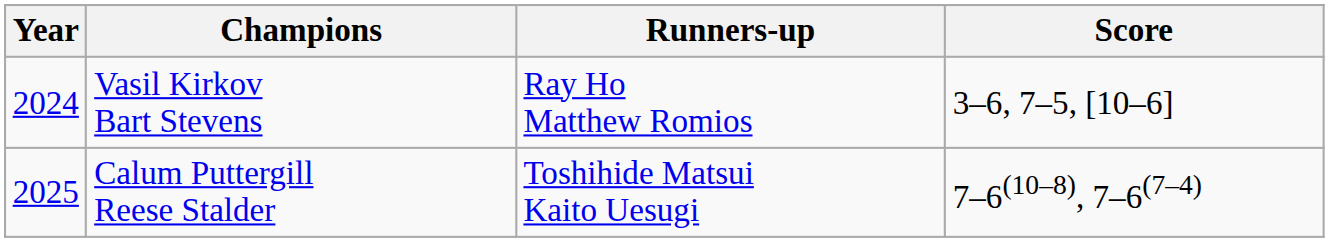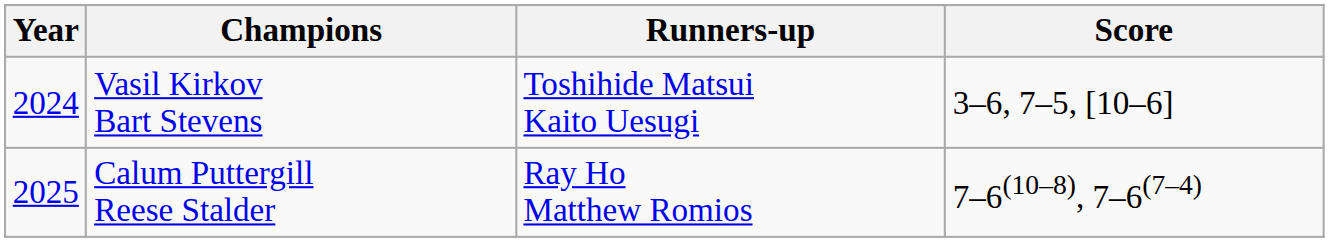(638, 101) Ray Ho Matthew Romios -> (639, 101) Toshihide Matsui Kaito Uesugi
(639, 191) Toshihide Matsui Kaito Uesugi -> (638, 191) Ray Ho Matthew Romios
